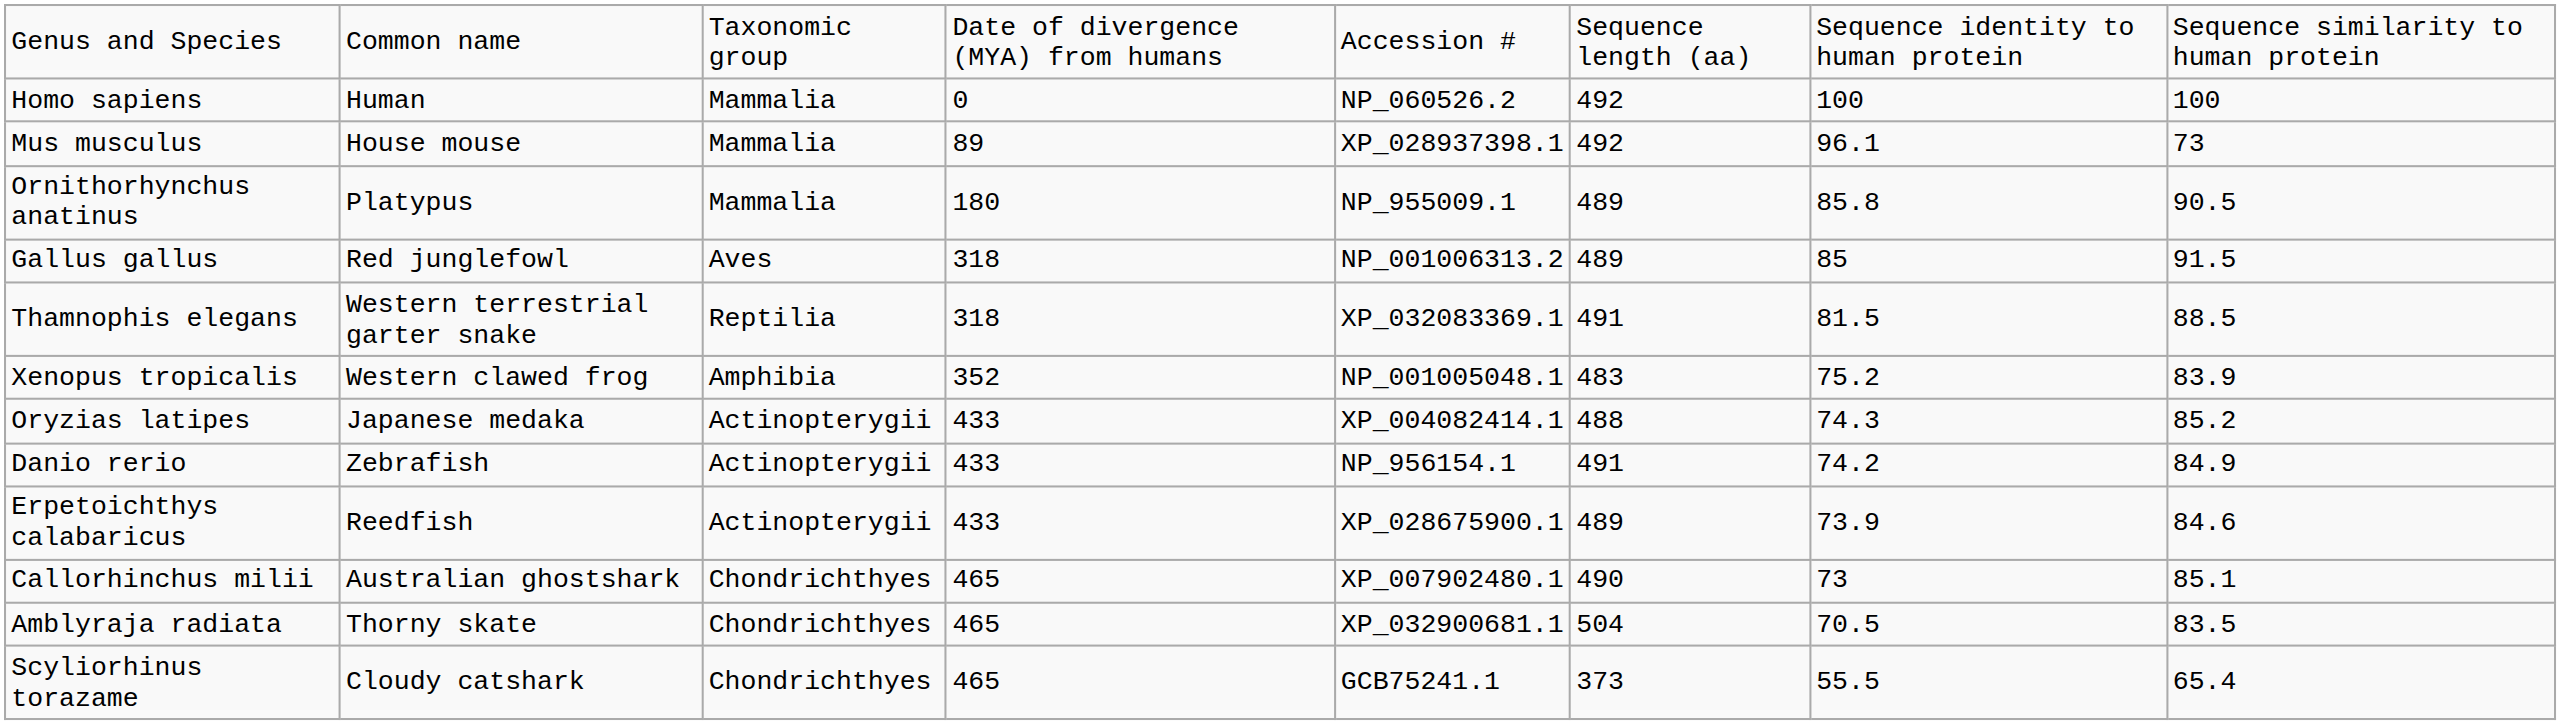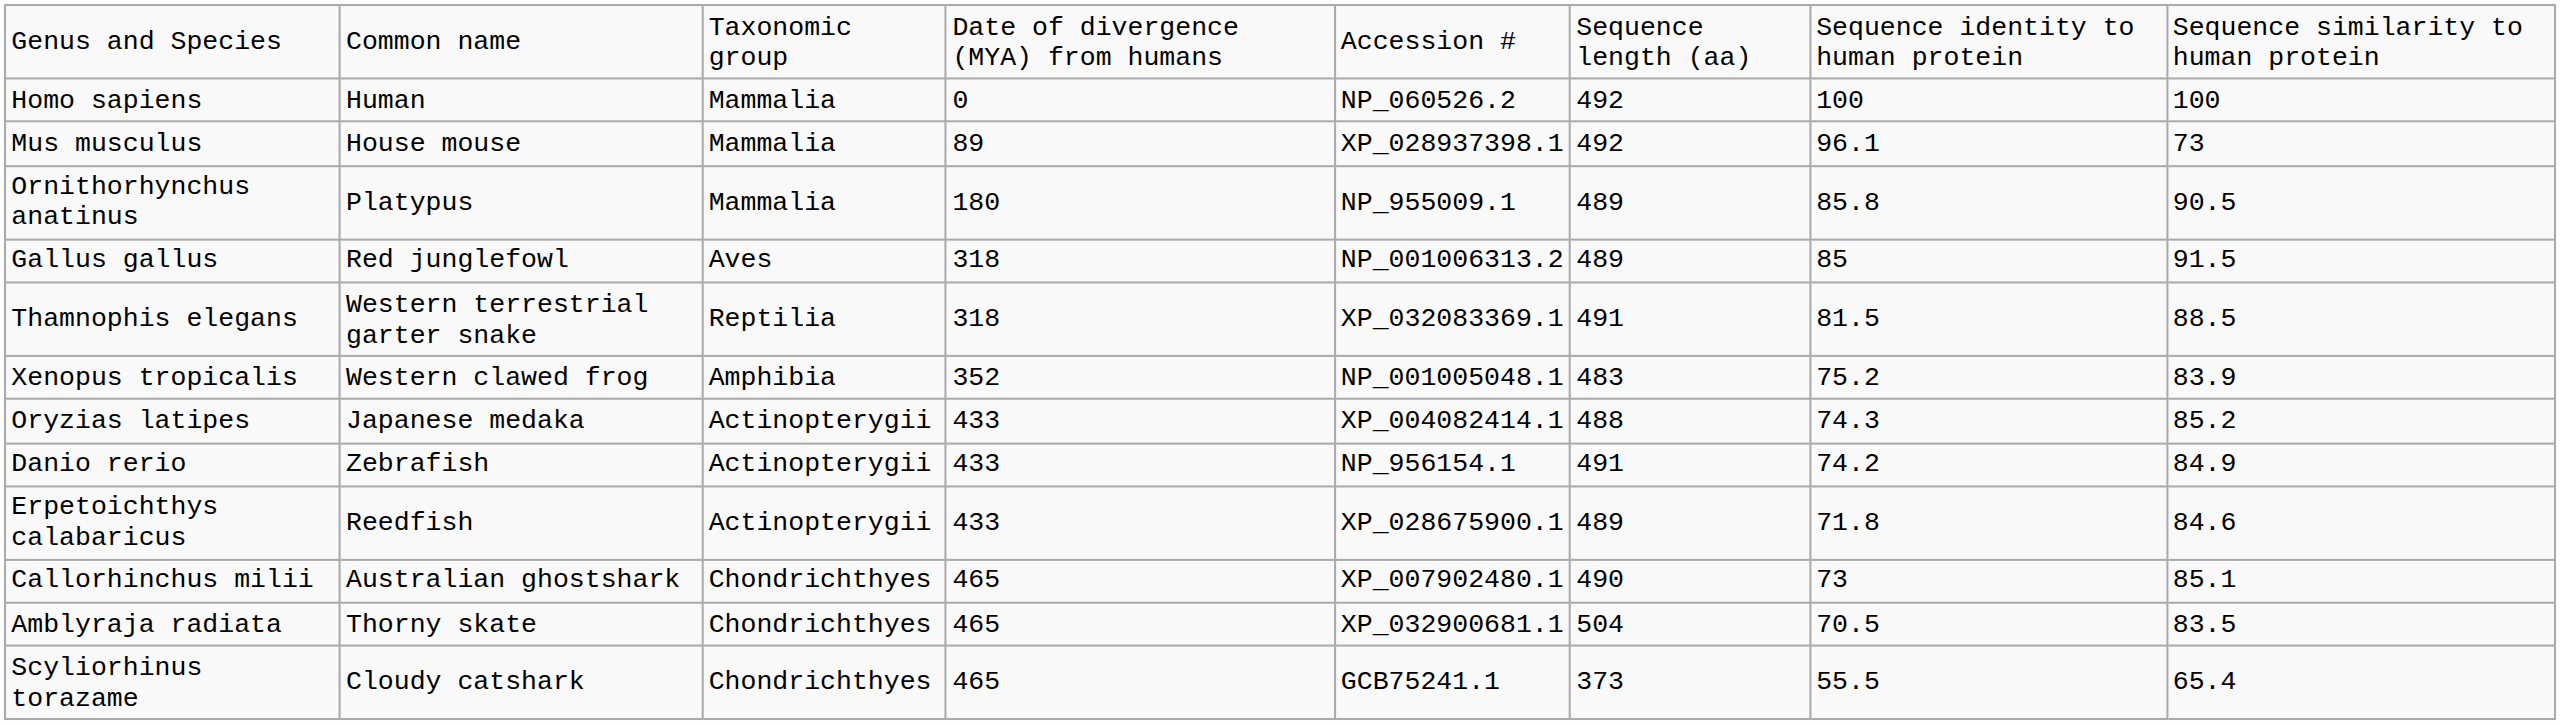(1848, 523) 73.9 -> (1848, 523) 71.8
